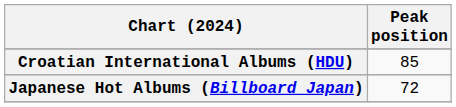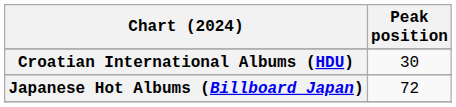(409, 62) 85 -> (409, 62) 30
